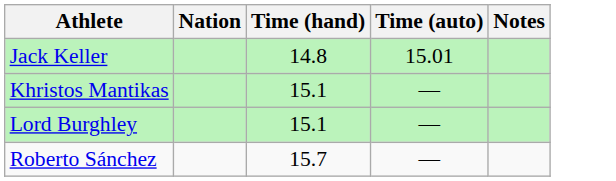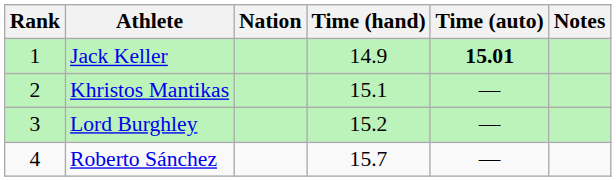+ column: (35, 21)
(308, 55) 14.8 -> (368, 55) 14.9
(429, 55) normal -> (490, 55) bold
(308, 124) 15.1 -> (368, 124) 15.2
